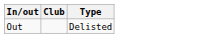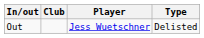+ column: (110, 12)
